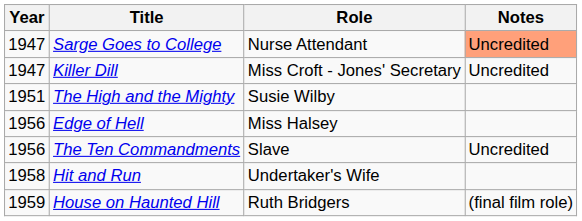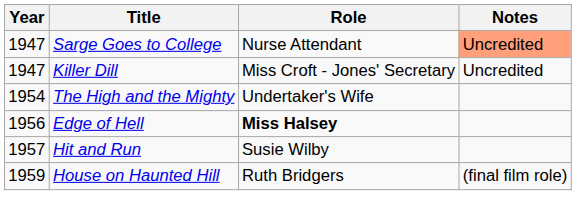(27, 96) 1951 -> (27, 96) 1954
(291, 96) Susie Wilby -> (308, 96) Undertaker's Wife
(293, 123) normal -> (290, 123) bold
- row: (147, 149)
(27, 176) 1958 -> (27, 149) 1957
(314, 176) Undertaker's Wife -> (285, 149) Susie Wilby
